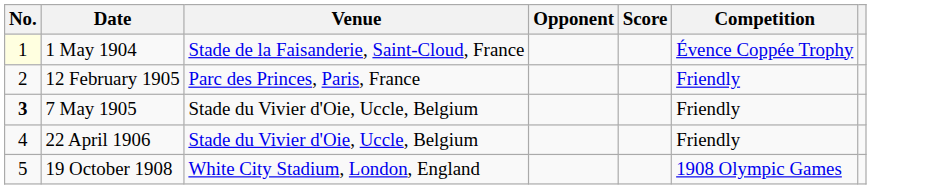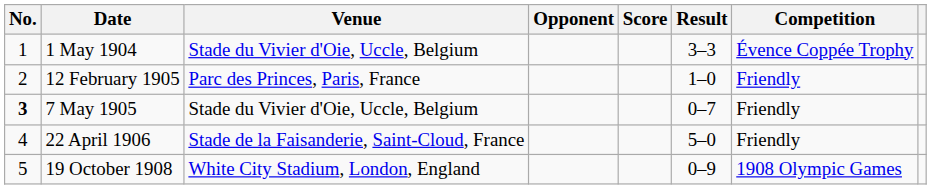+ column: (702, 19)
(23, 49) lightyellow background -> (23, 49) no background
(356, 49) Stade de la Faisanderie, Saint-Cloud, France -> (333, 49) Stade du Vivier d'Oie, Uccle, Belgium
(333, 139) Stade du Vivier d'Oie, Uccle, Belgium -> (356, 139) Stade de la Faisanderie, Saint-Cloud, France
